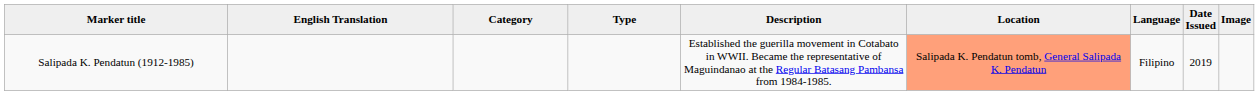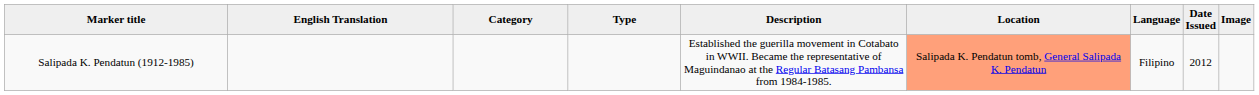(1201, 62) 2019 -> (1201, 62) 2012
